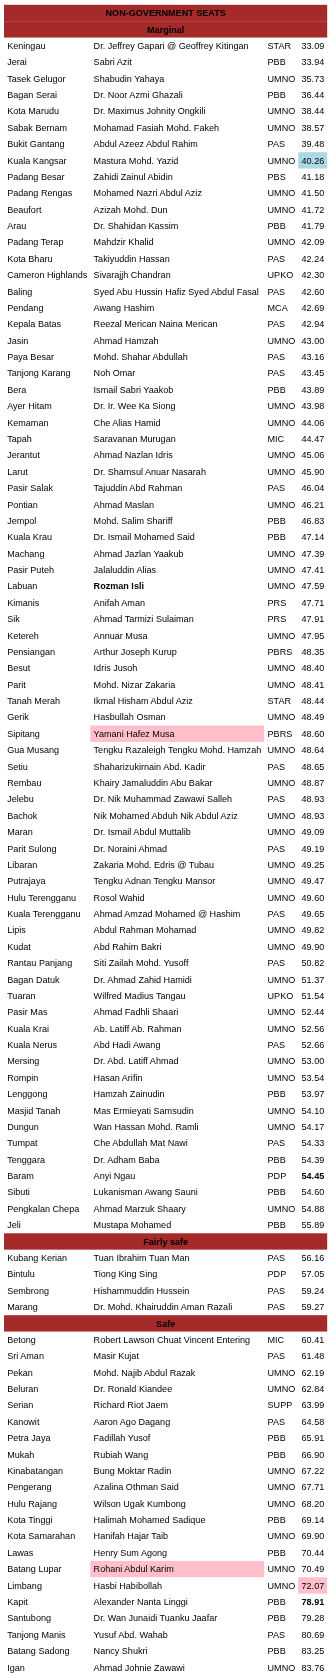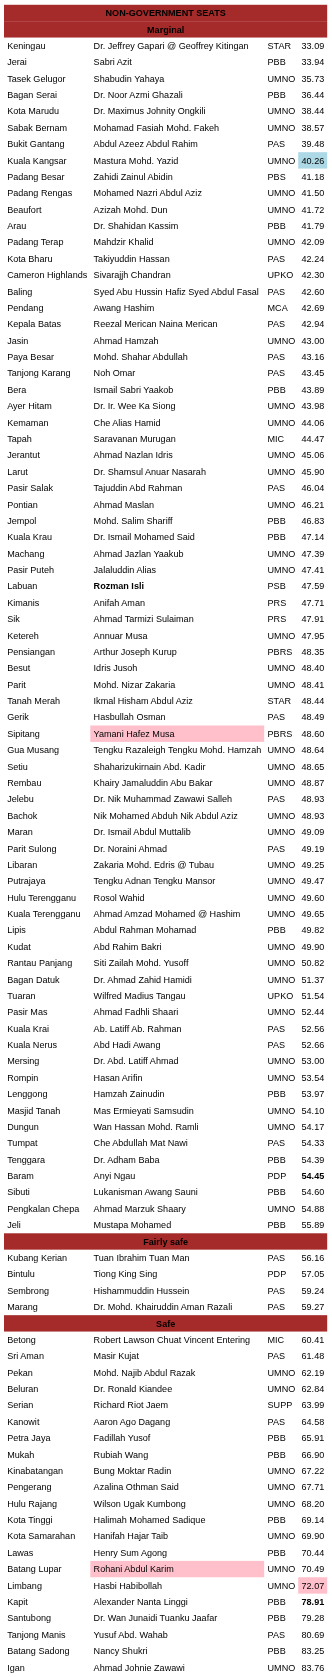(281, 586) UMNO -> (277, 586) PSB
(281, 717) UMNO -> (276, 717) PAS
(276, 766) PAS -> (281, 766) UMNO
(276, 914) PAS -> (281, 914) UMNO
(281, 930) UMNO -> (277, 930) PBB
(276, 963) PAS -> (281, 963) UMNO
(281, 1028) UMNO -> (276, 1028) PAS
